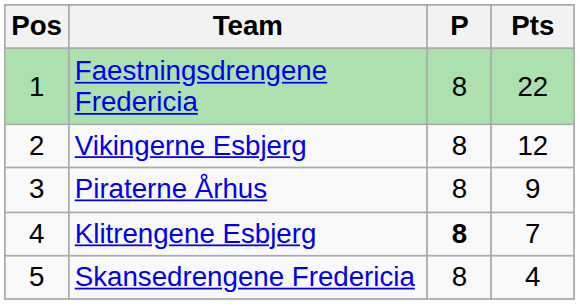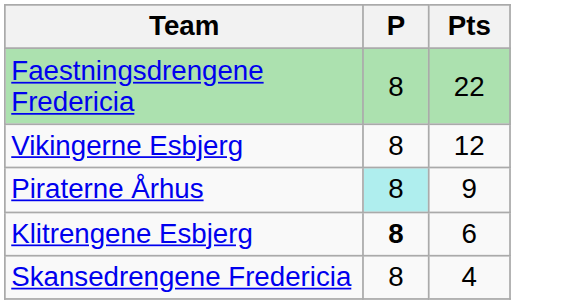- column: (37, 26)
(459, 189) no background -> (396, 189) paleturquoise background
(533, 233) 7 -> (469, 233) 6
